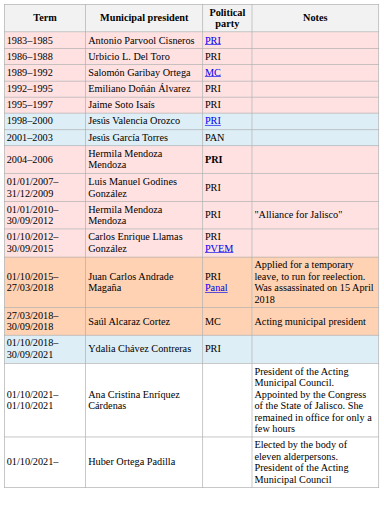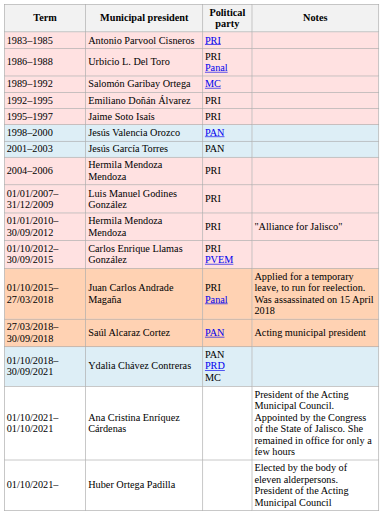(213, 56) PRI -> (216, 62) PRI Panal
(213, 121) PRI -> (215, 133) PAN
(214, 159) bold -> (213, 171) normal
(213, 321) MC -> (215, 333) PAN
(213, 349) PRI -> (215, 366) PAN PRD MC
